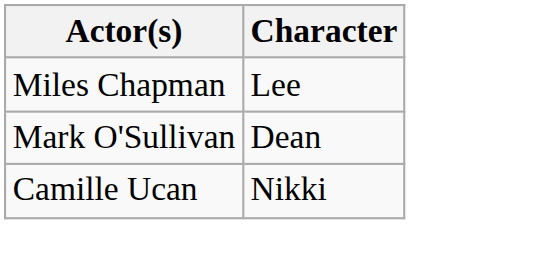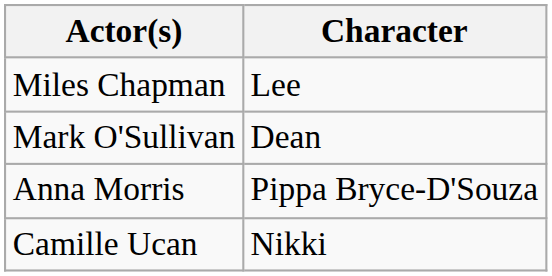+ row: (99, 190)
